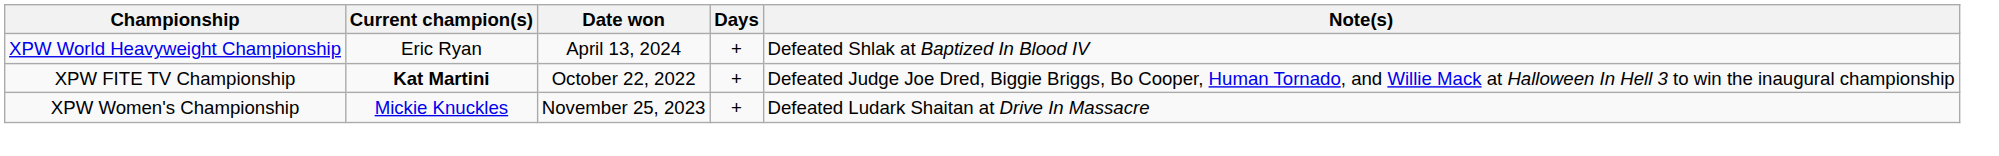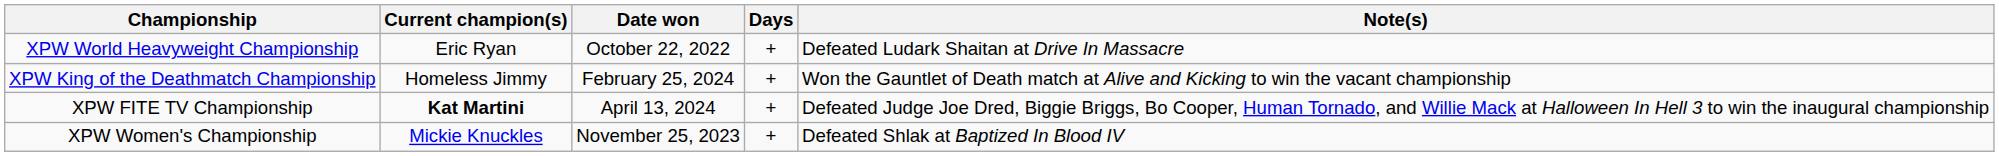(624, 48) April 13, 2024 -> (658, 48) October 22, 2022
(929, 48) Defeated Shlak at Baptized In Blood IV -> (993, 48) Defeated Ludark Shaitan at Drive In Massacre
+ row: (192, 78)
(624, 78) October 22, 2022 -> (658, 107) April 13, 2024
(959, 107) Defeated Ludark Shaitan at Drive In Massacre -> (963, 136) Defeated Shlak at Baptized In Blood IV
